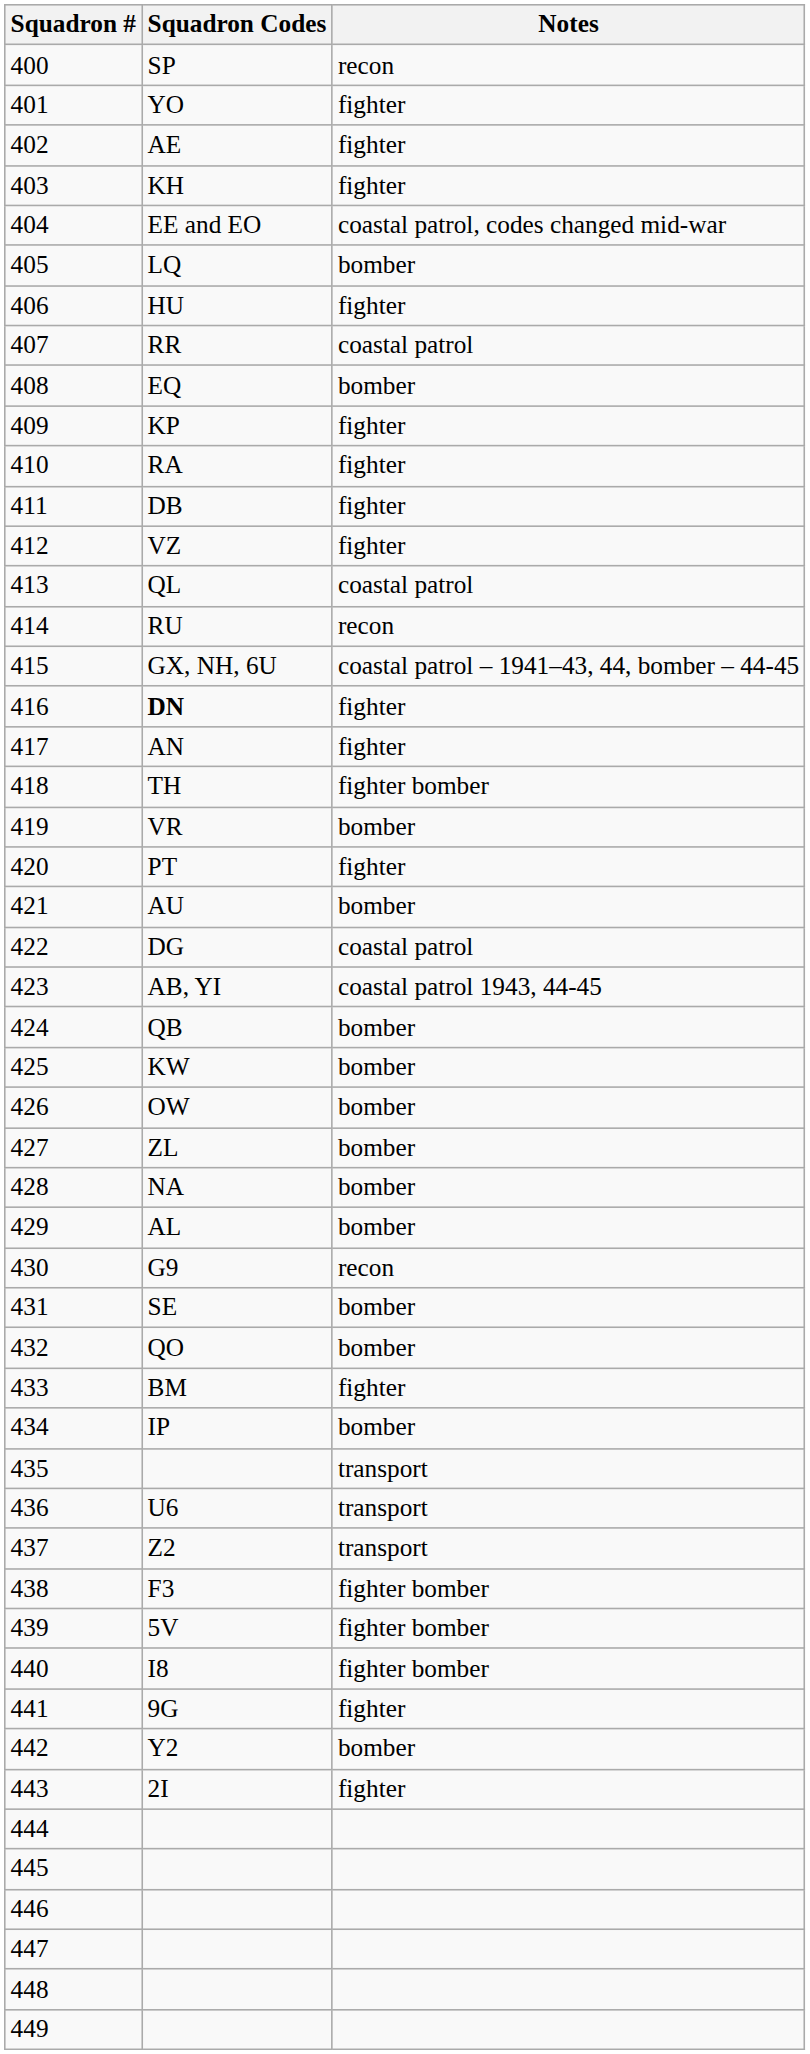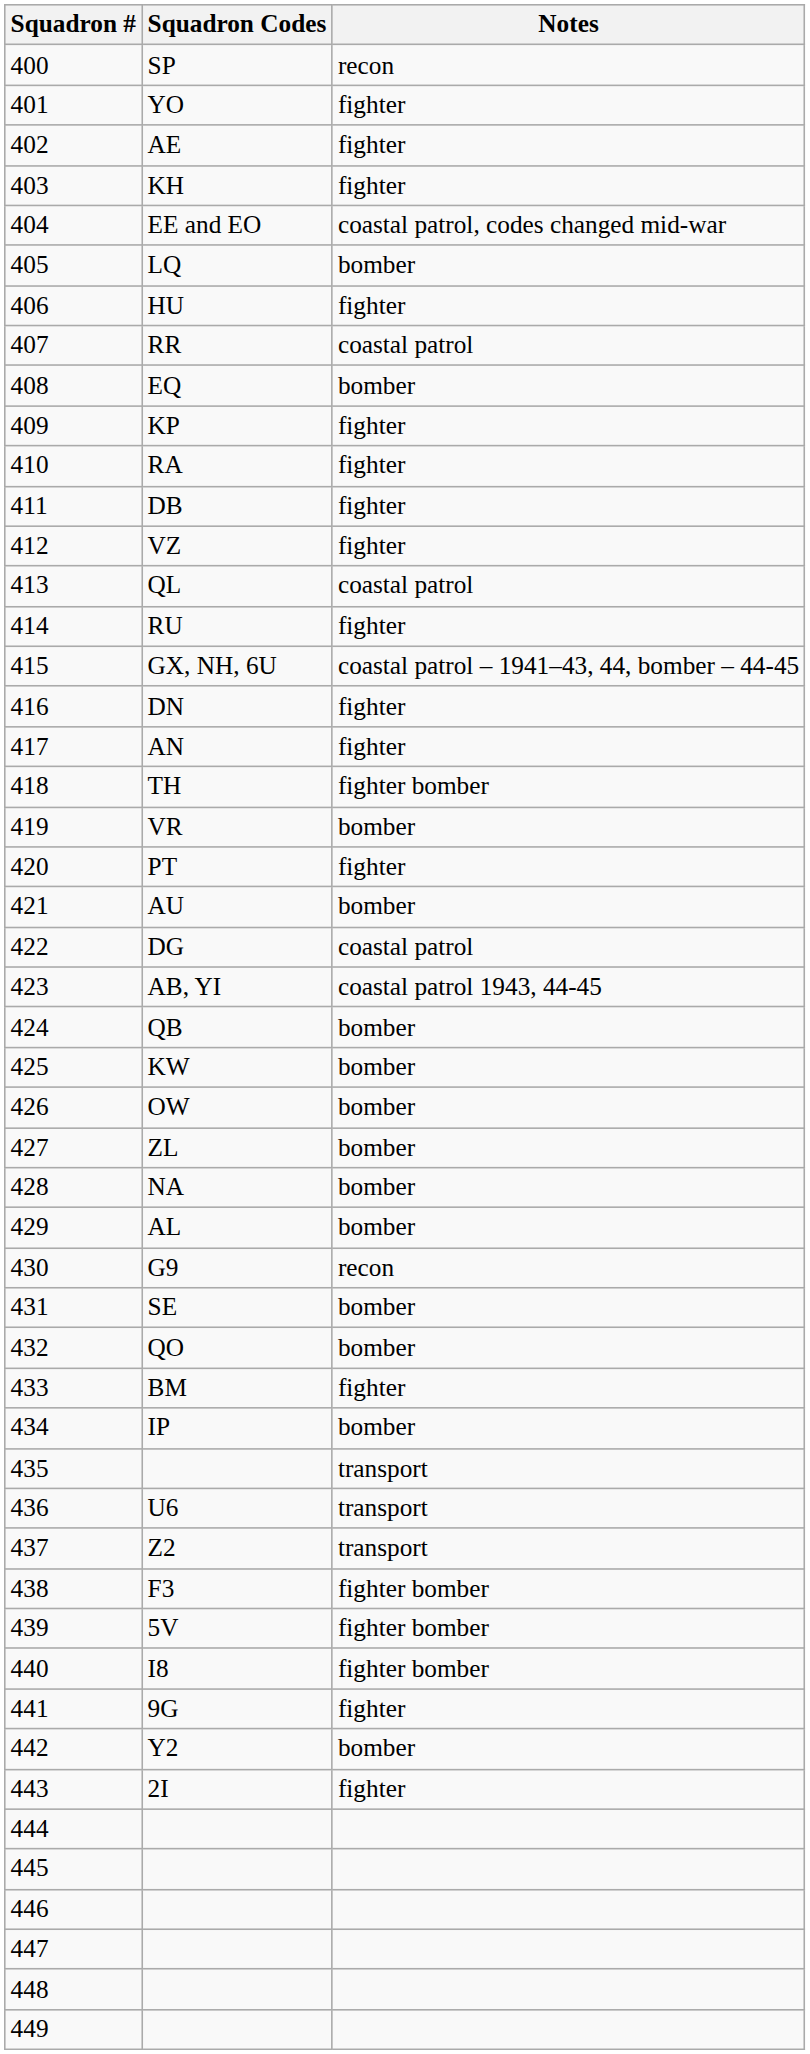(366, 625) recon -> (372, 625) fighter
(166, 706) bold -> (166, 706) normal
